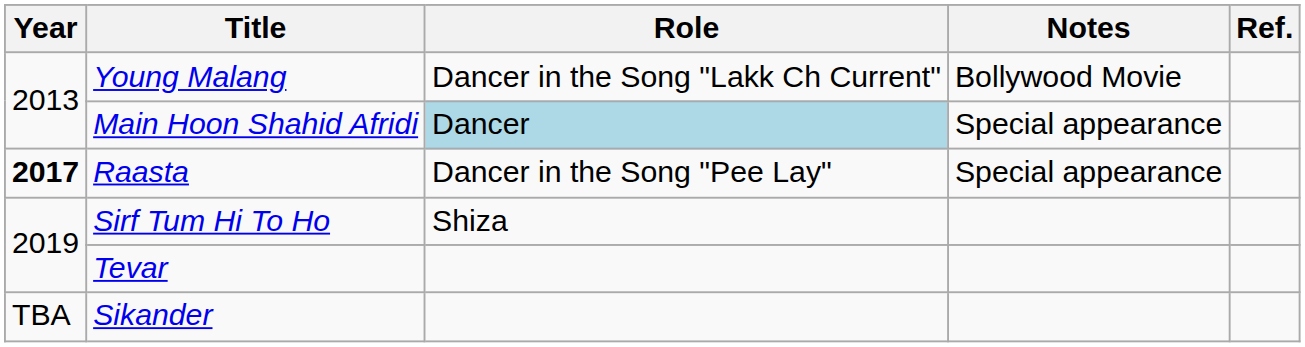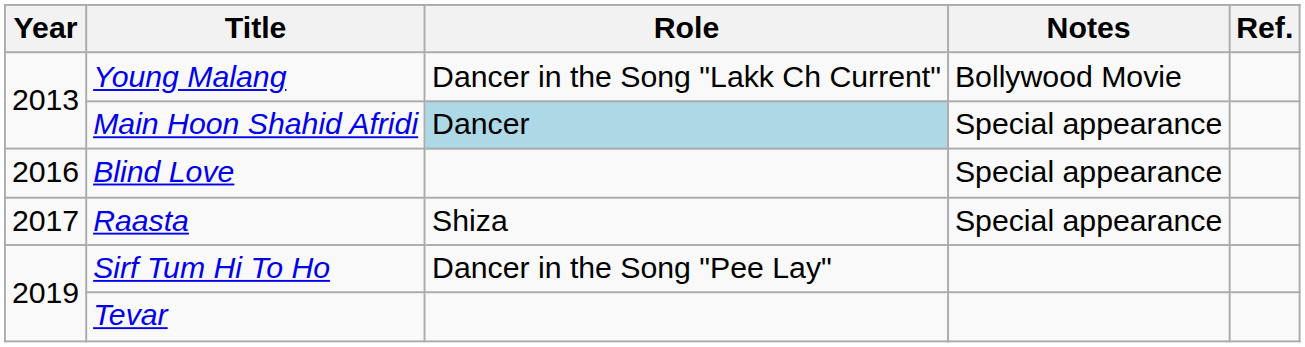+ row: (164, 172)
(46, 172) bold -> (46, 220) normal
(632, 172) Dancer in the Song "Pee Lay" -> (470, 220) Shiza
(470, 220) Shiza -> (632, 268) Dancer in the Song "Pee Lay"
- row: (153, 316)
